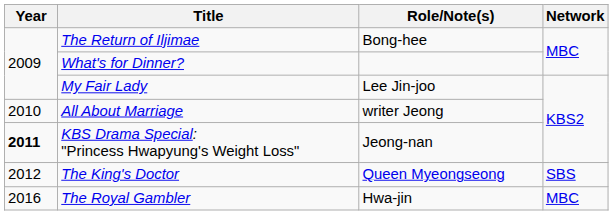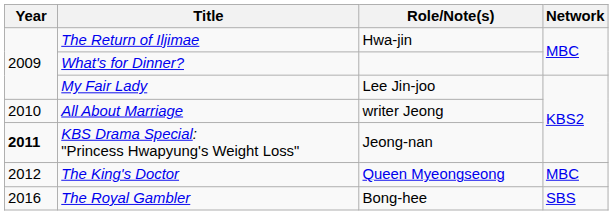(395, 39) Bong-hee -> (387, 39) Hwa-jin
(561, 174) SBS -> (562, 174) MBC
(387, 198) Hwa-jin -> (395, 198) Bong-hee
(562, 198) MBC -> (561, 198) SBS
